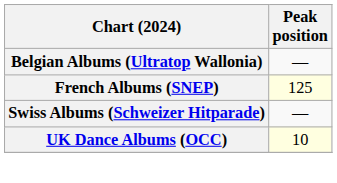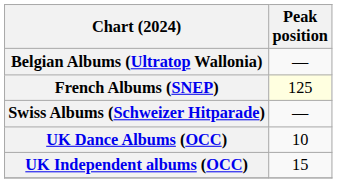(300, 139) lightyellow background -> (300, 139) no background
+ row: (137, 165)
